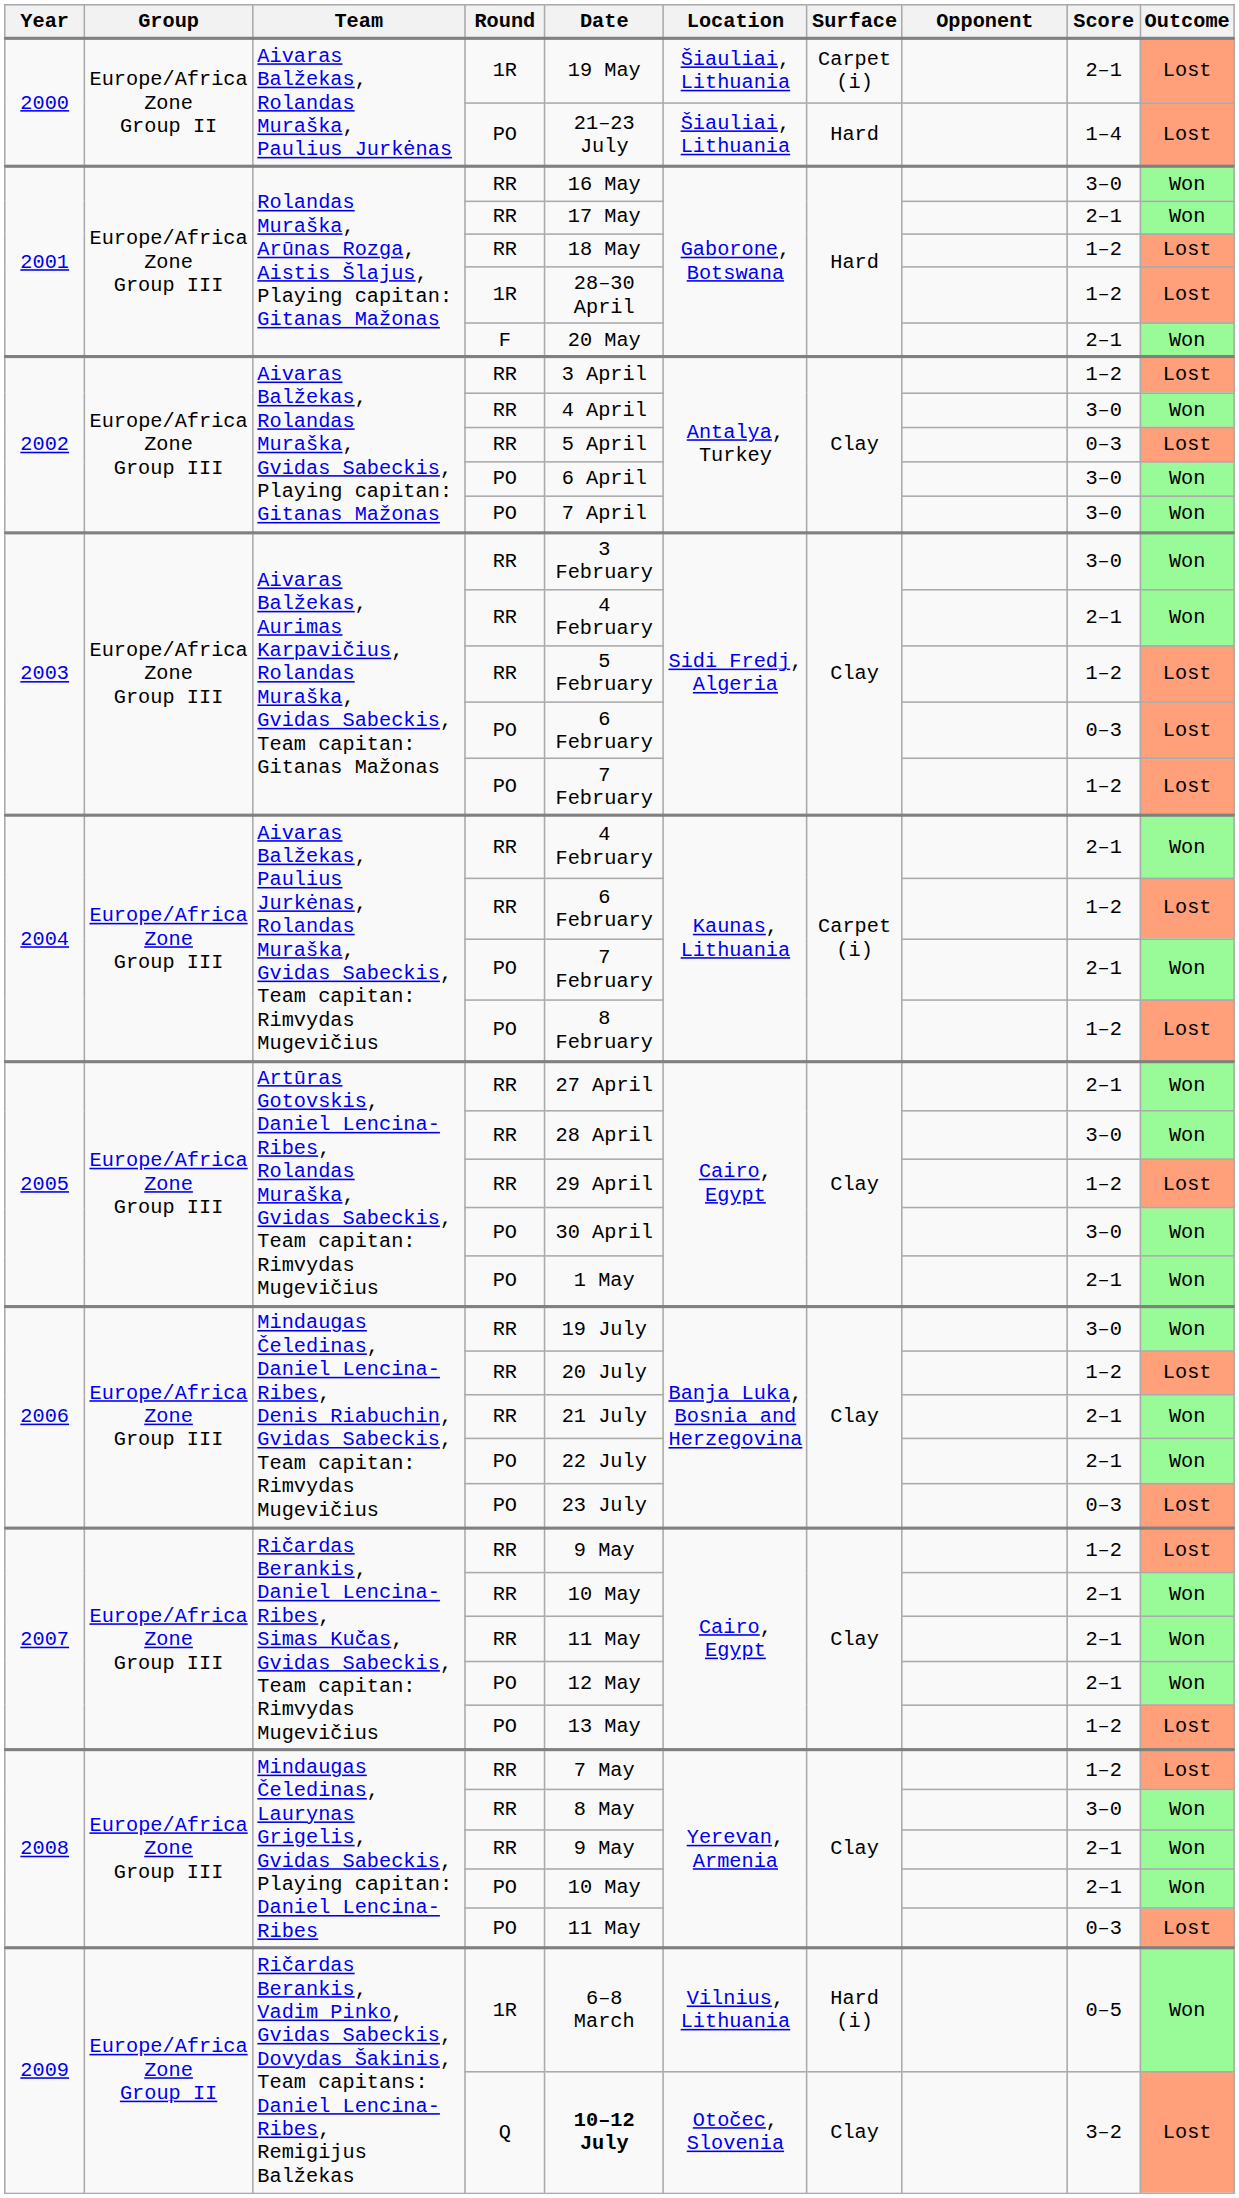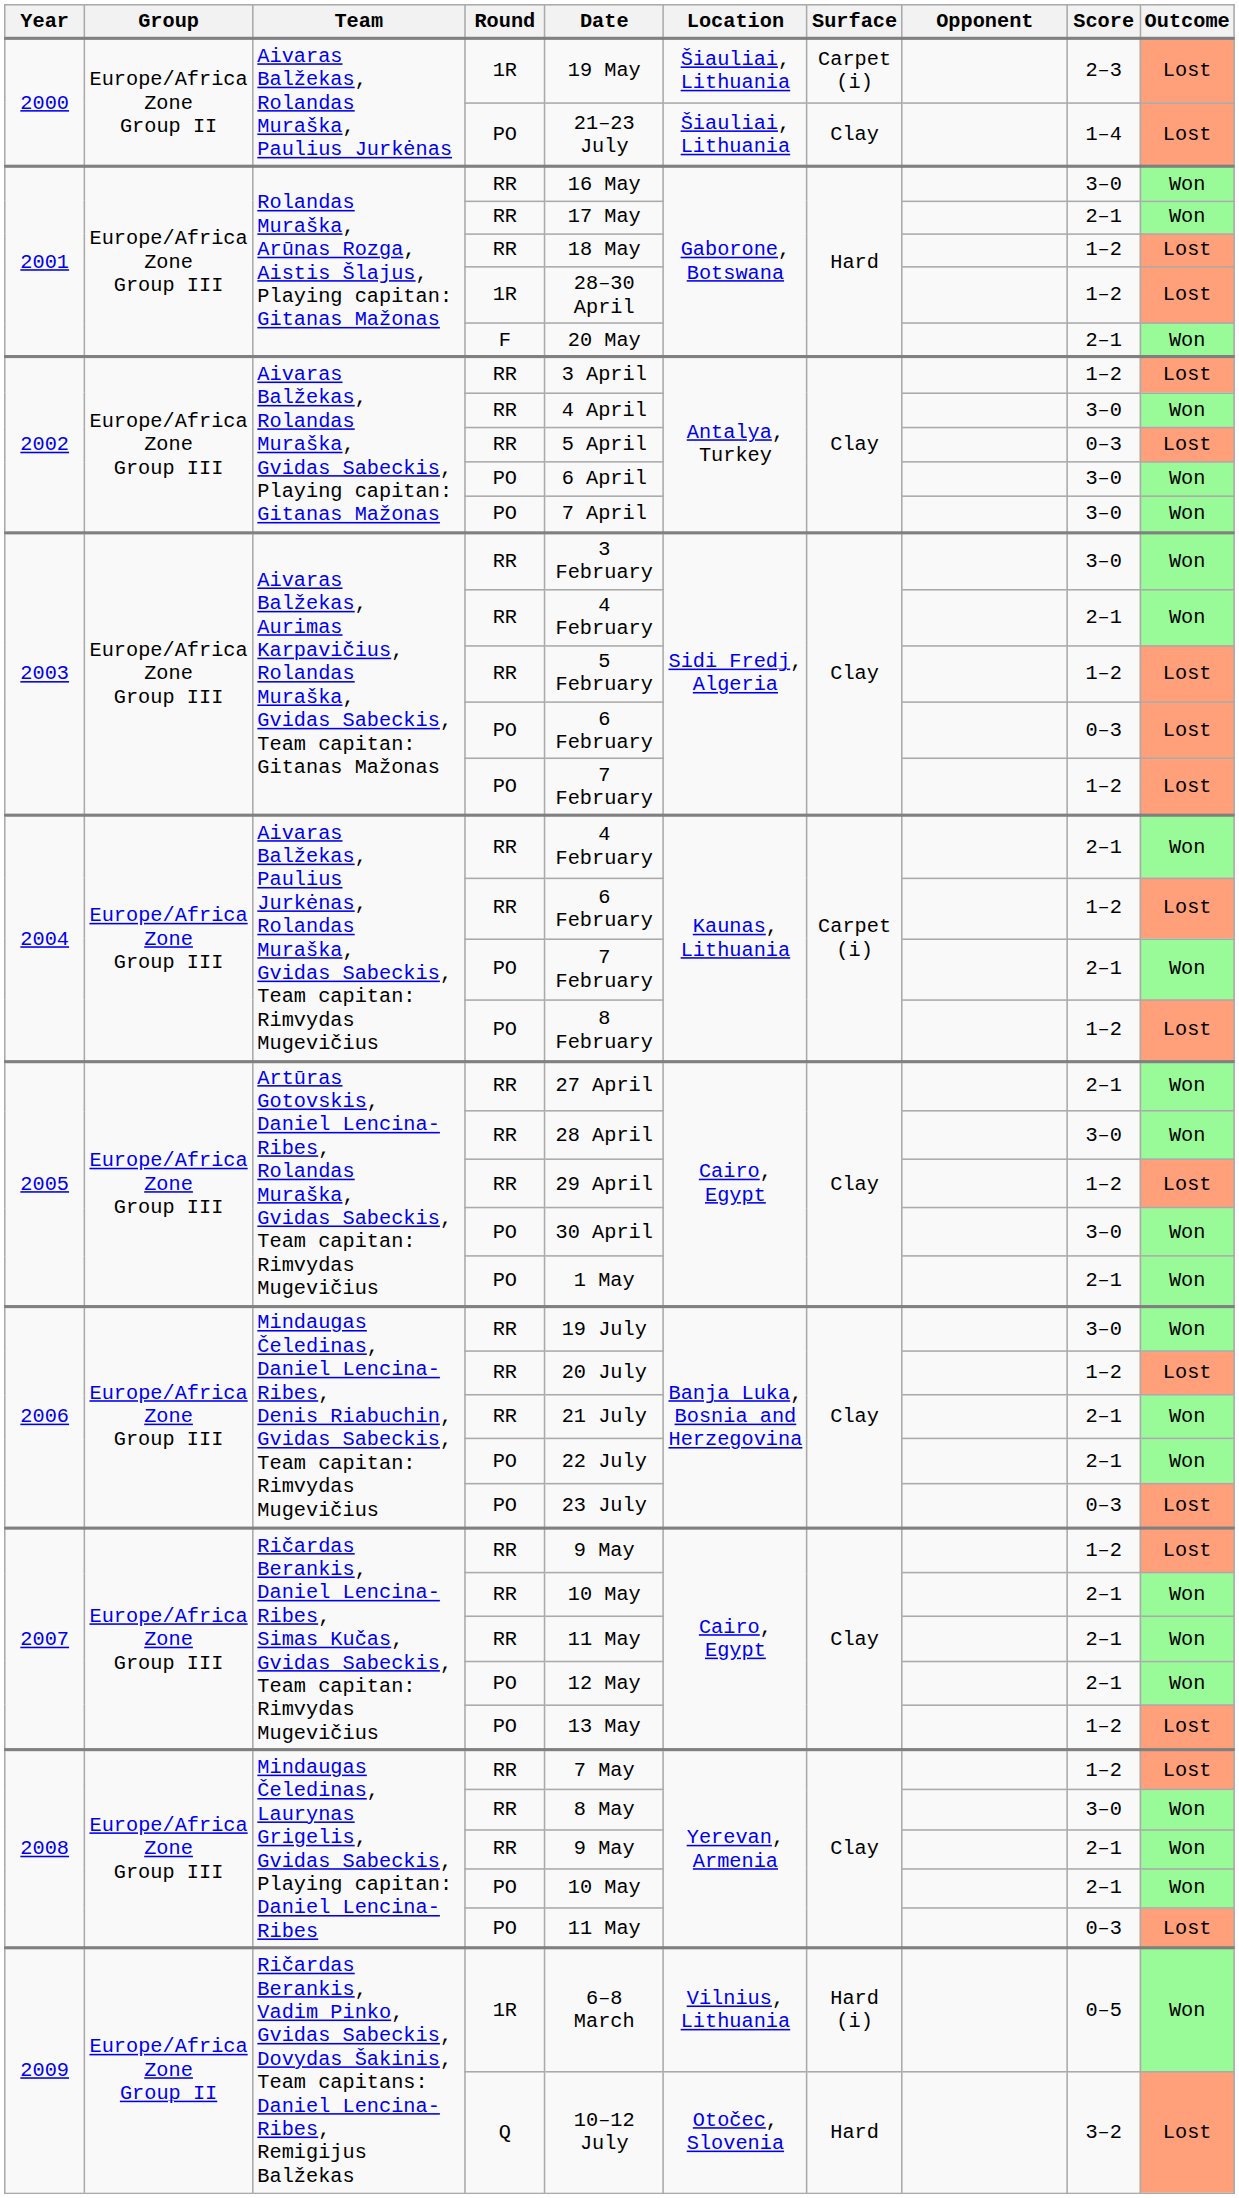(1104, 71) 2–1 -> (1104, 71) 2–3
(855, 134) Hard -> (855, 134) Clay
(604, 2132) bold -> (604, 2132) normal
(855, 2132) Clay -> (855, 2132) Hard
